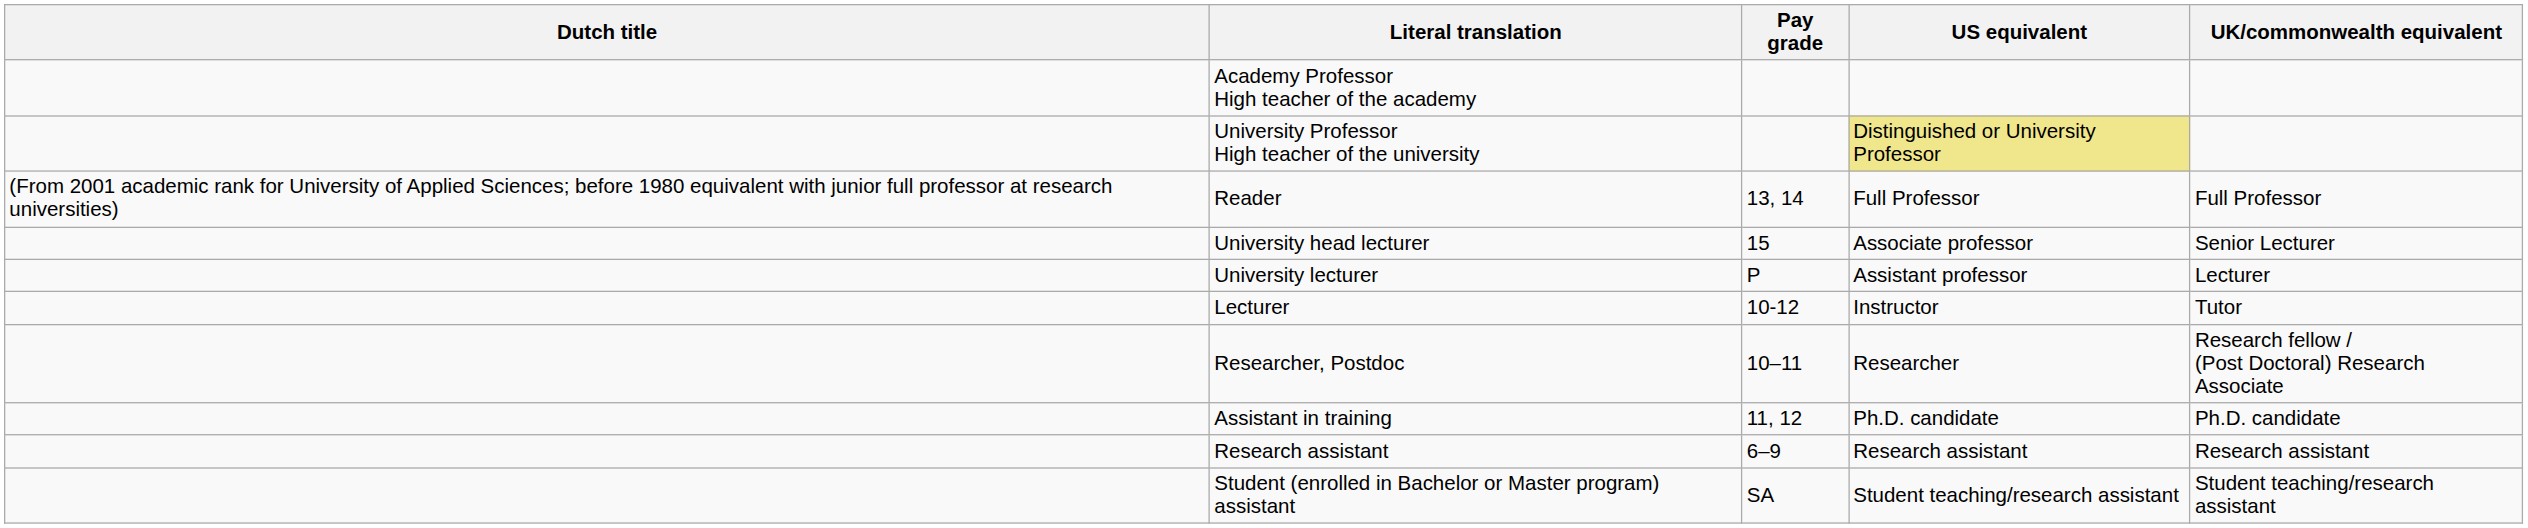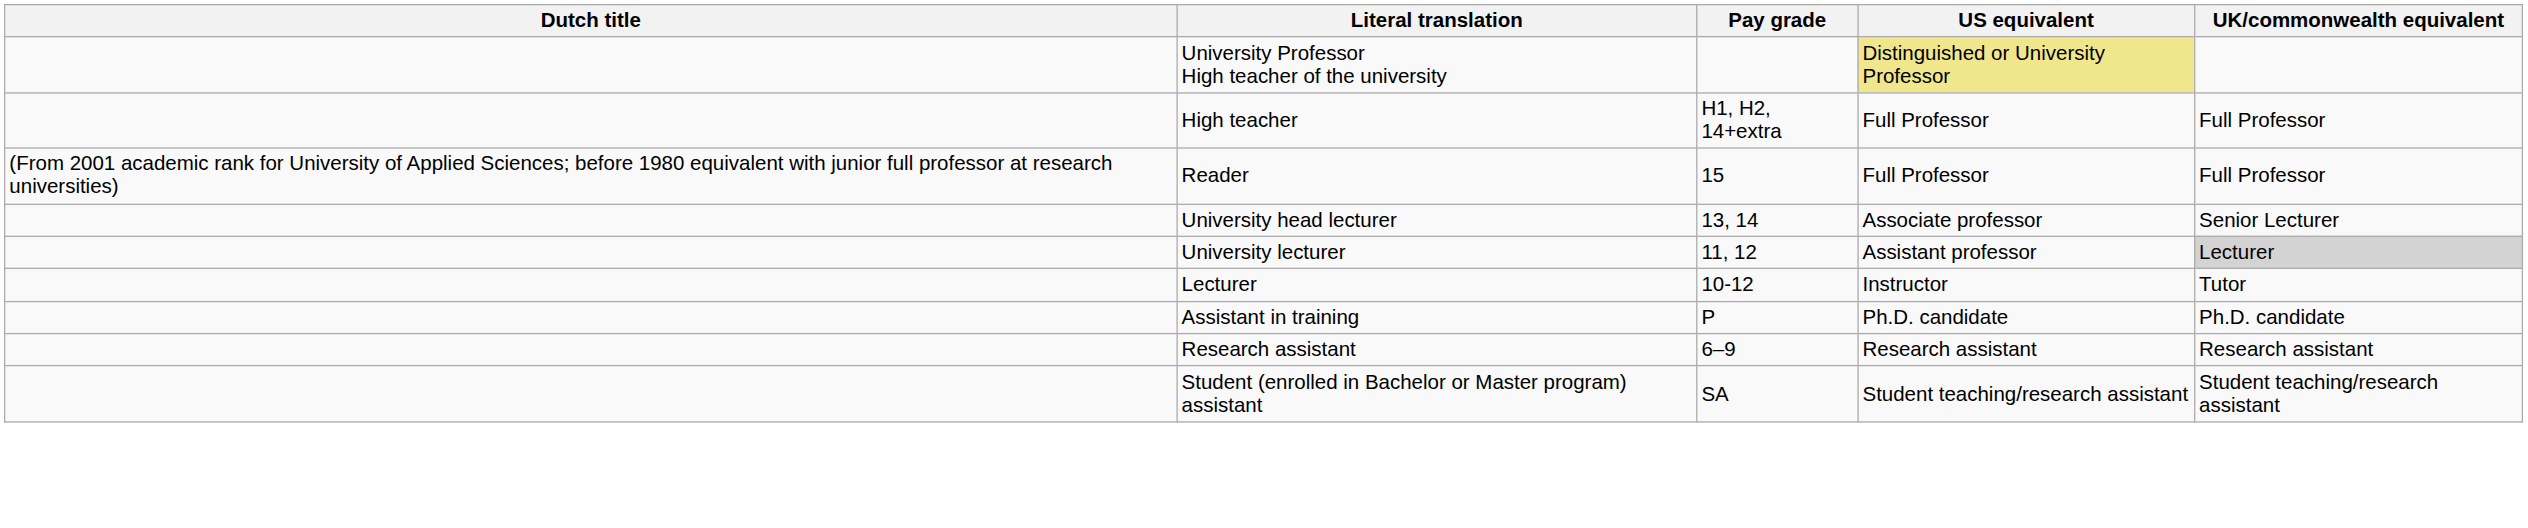- row: (1345, 87)
+ row: (1240, 120)
(1775, 198) 13, 14 -> (1713, 175) 15
(1758, 242) 15 -> (1730, 219) 13, 14
(1754, 275) P -> (1729, 252) 11, 12
(2232, 275) no background -> (2237, 252) lightgrey background
- row: (1309, 363)
(1774, 418) 11, 12 -> (1708, 317) P
